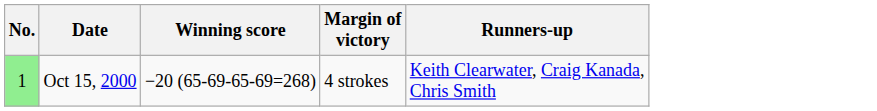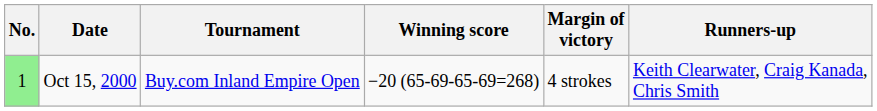+ column: (252, 30)
